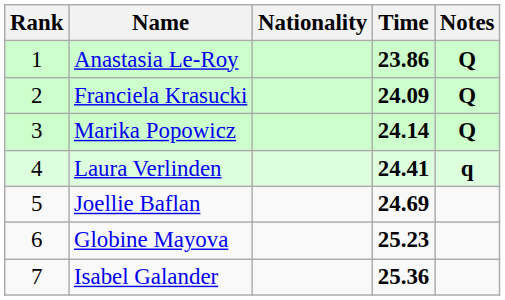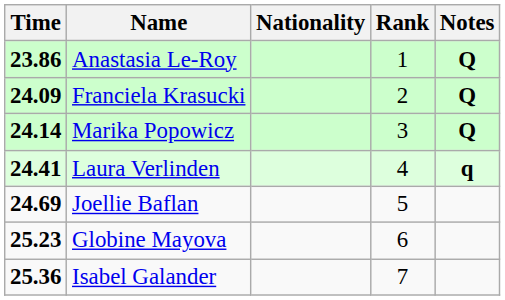columns swapped: (37, 22) <-> (404, 22)
